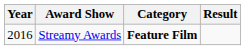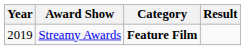(20, 34) 2016 -> (20, 34) 2019
